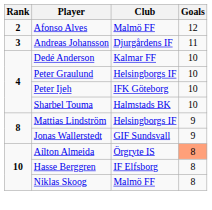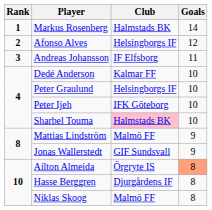+ row: (71, 27)
(134, 27) Malmö FF -> (145, 43) Helsingborgs IF
(143, 43) Djurgårdens IF -> (136, 58) IF Elfsborg
(142, 105) no background -> (142, 120) pink background
(145, 120) Helsingborgs IF -> (134, 136) Malmö FF
(136, 167) IF Elfsborg -> (143, 182) Djurgårdens IF
